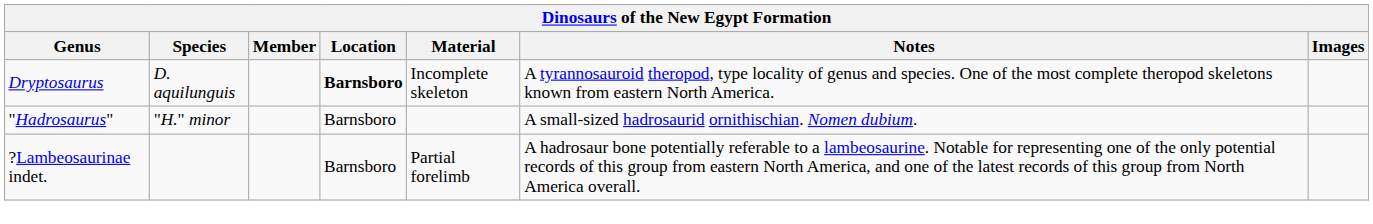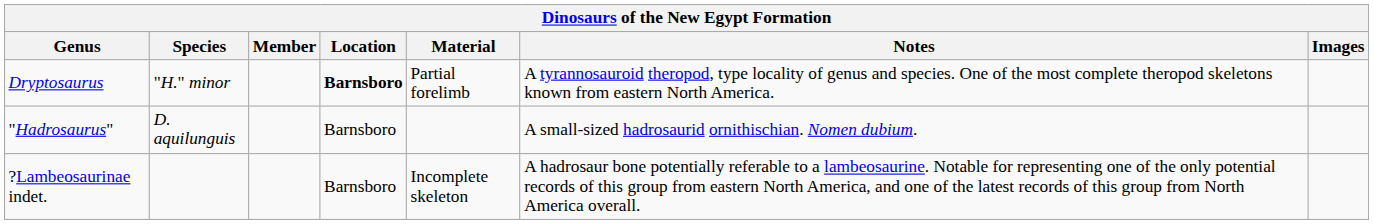(195, 82) D. aquilunguis -> (192, 82) "H." minor
(449, 82) Incomplete skeleton -> (440, 82) Partial forelimb
(192, 119) "H." minor -> (195, 129) D. aquilunguis
(440, 166) Partial forelimb -> (449, 186) Incomplete skeleton
